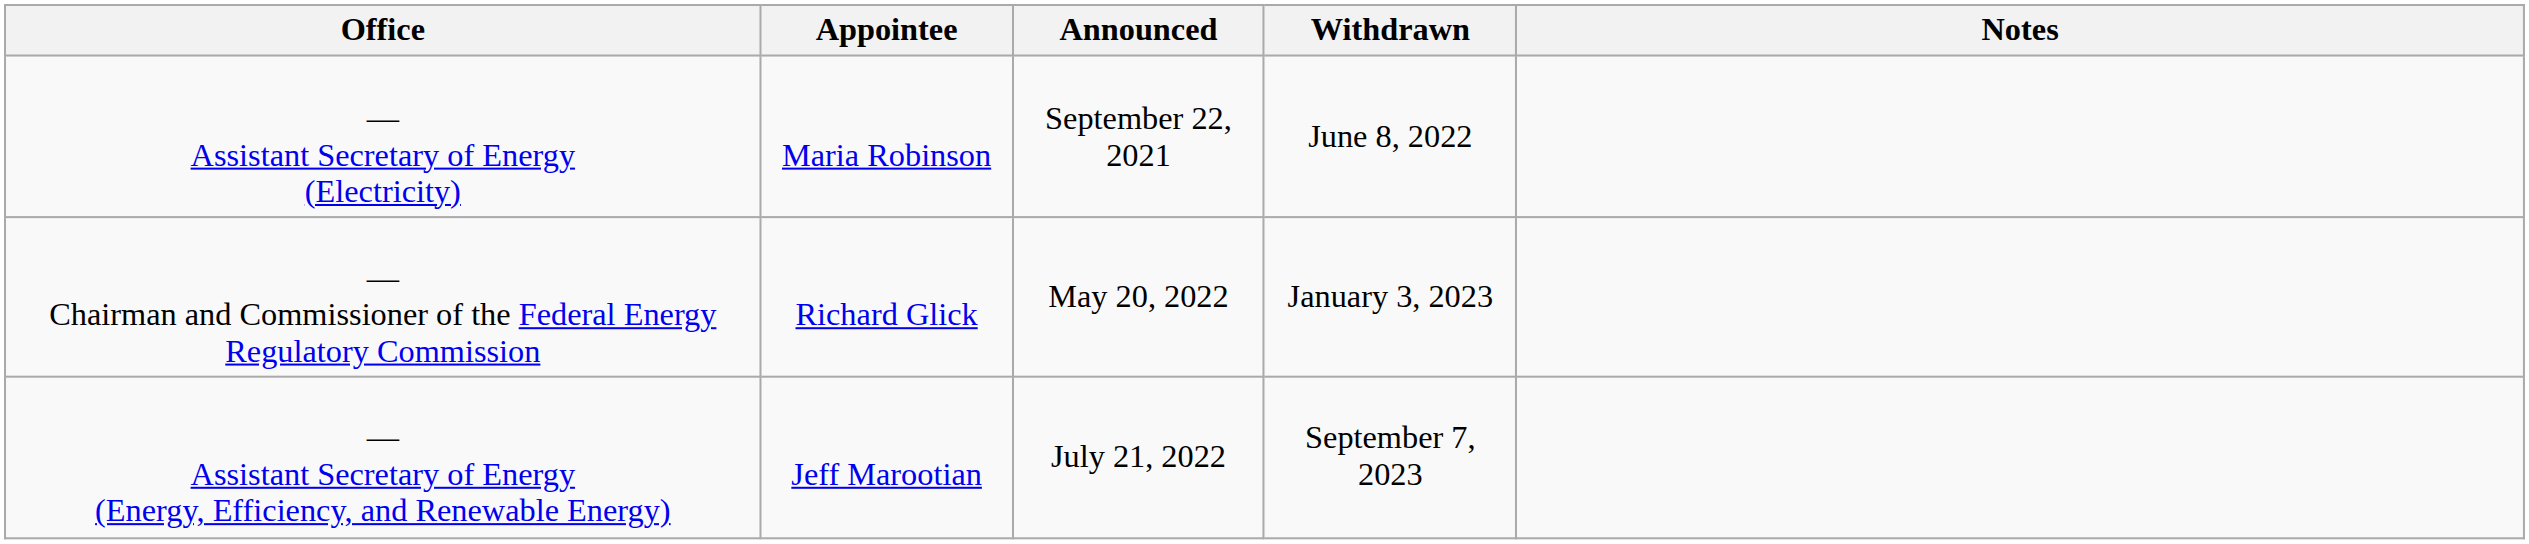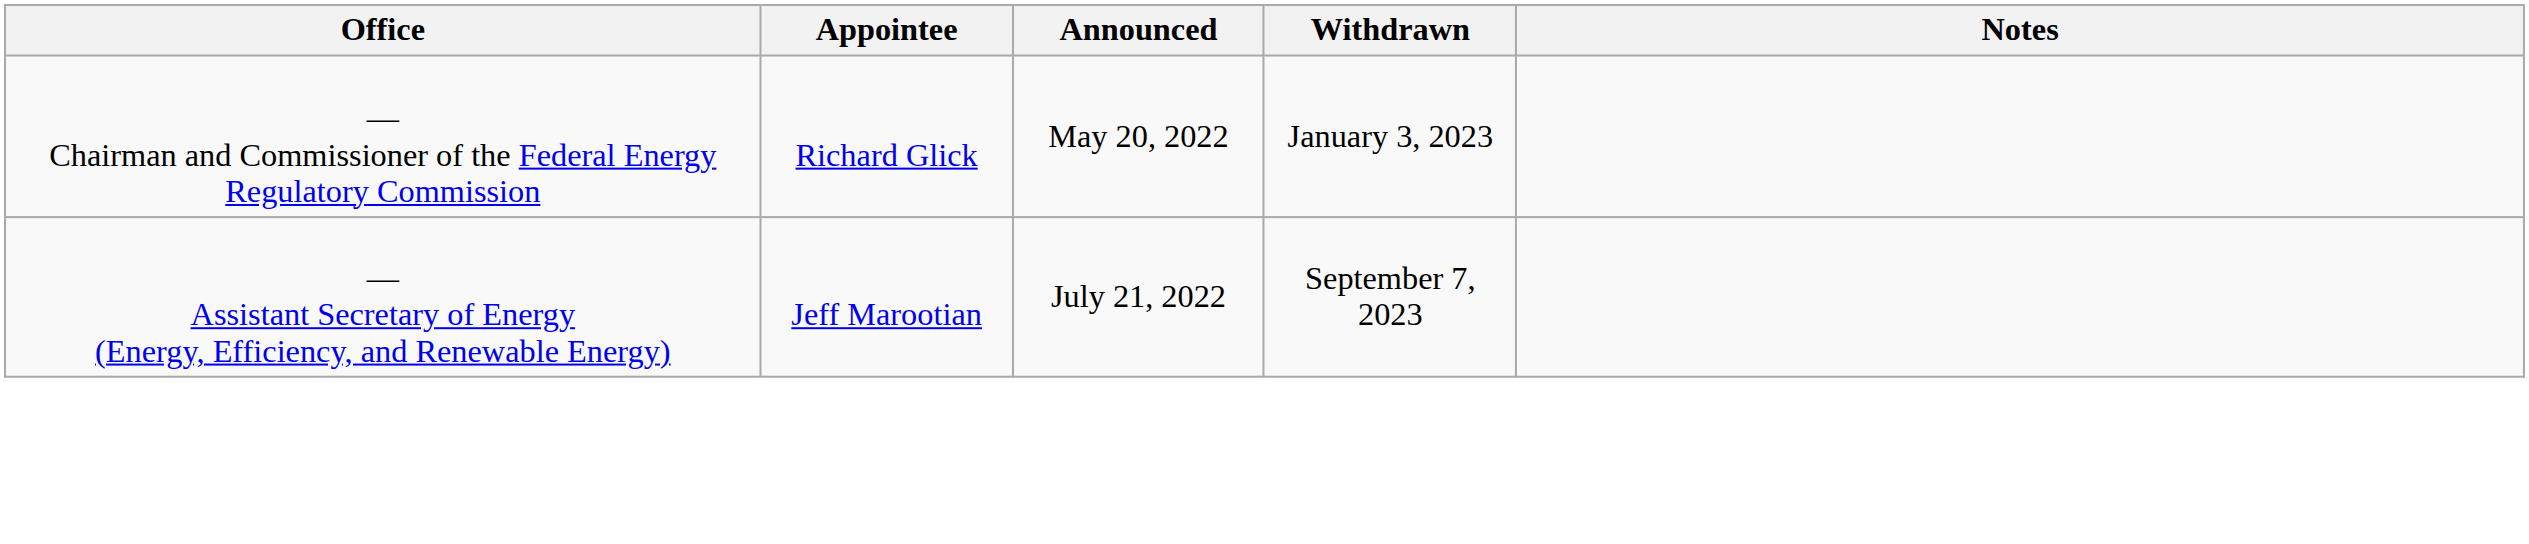- row: (383, 154)
